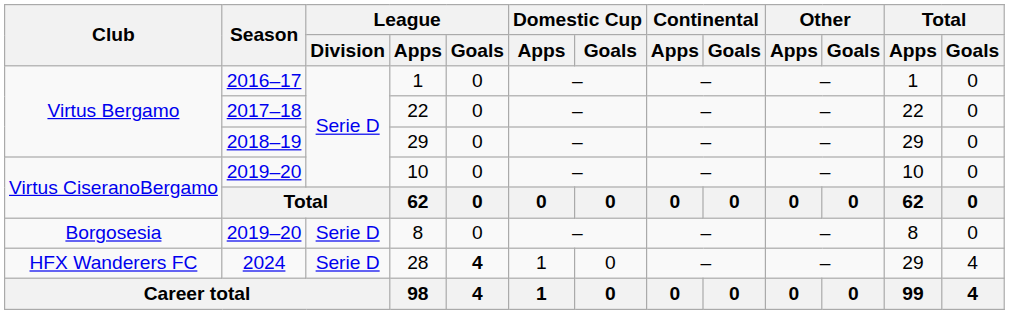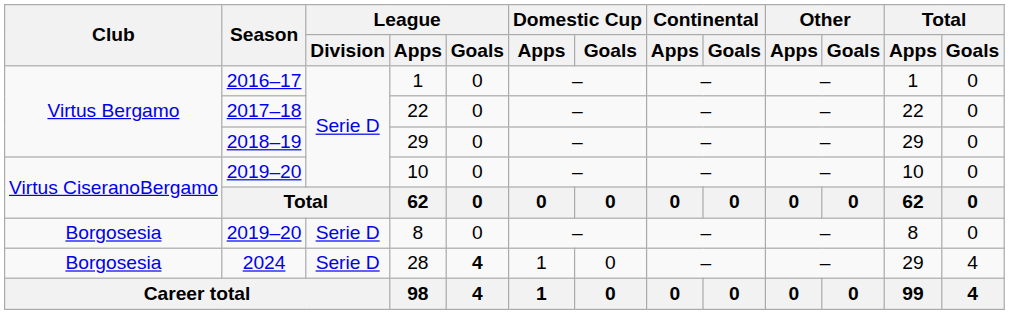(113, 263) HFX Wanderers FC -> (113, 263) Borgosesia
